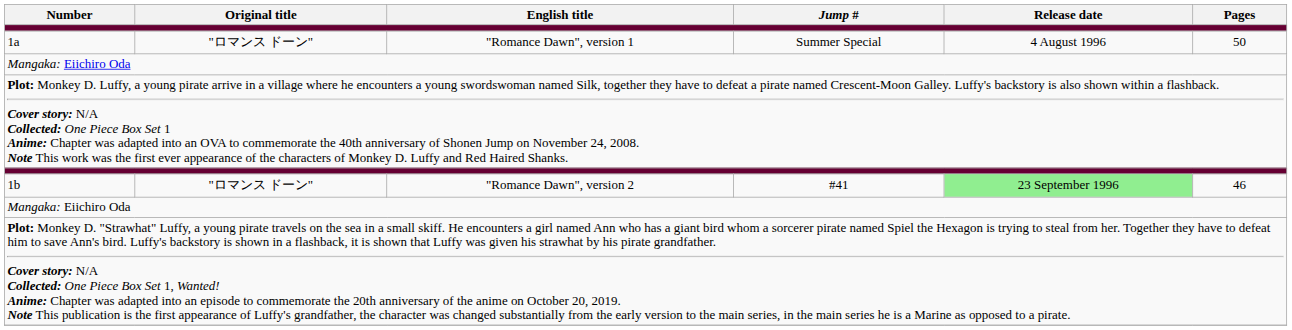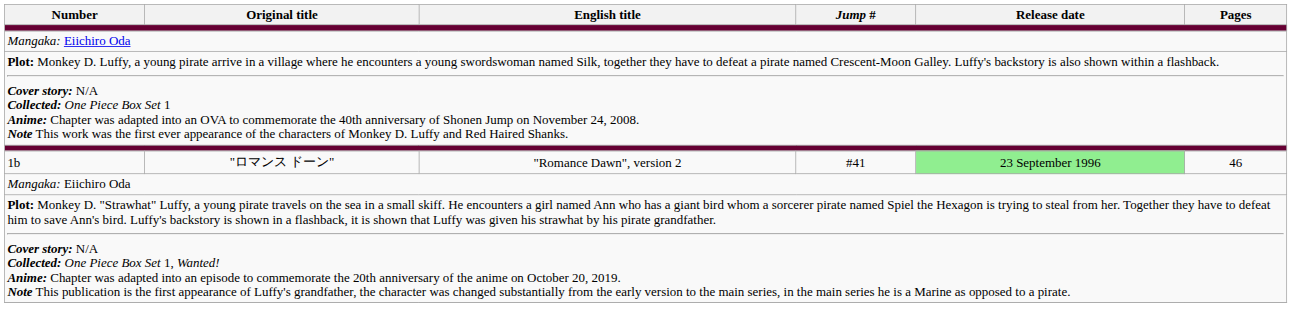- row: (14, 42)
